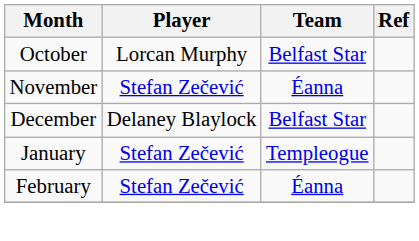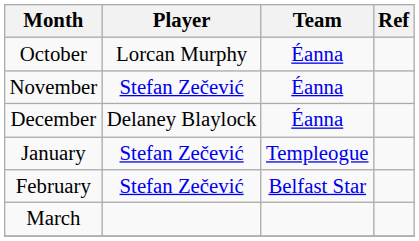(317, 53) Belfast Star -> (317, 53) Éanna
(317, 119) Belfast Star -> (317, 119) Éanna
(317, 185) Éanna -> (317, 185) Belfast Star
+ row: (53, 218)
